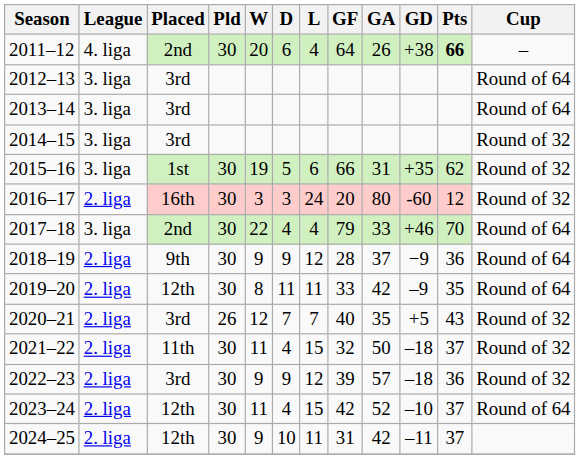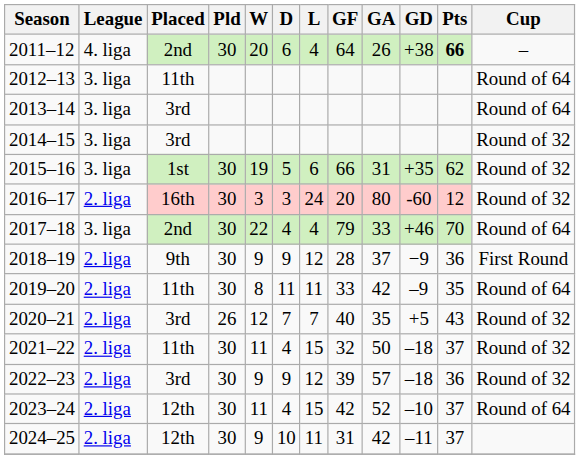(178, 79) 3rd -> (178, 79) 11th
(523, 259) Round of 64 -> (523, 259) First Round
(178, 288) 12th -> (178, 288) 11th
